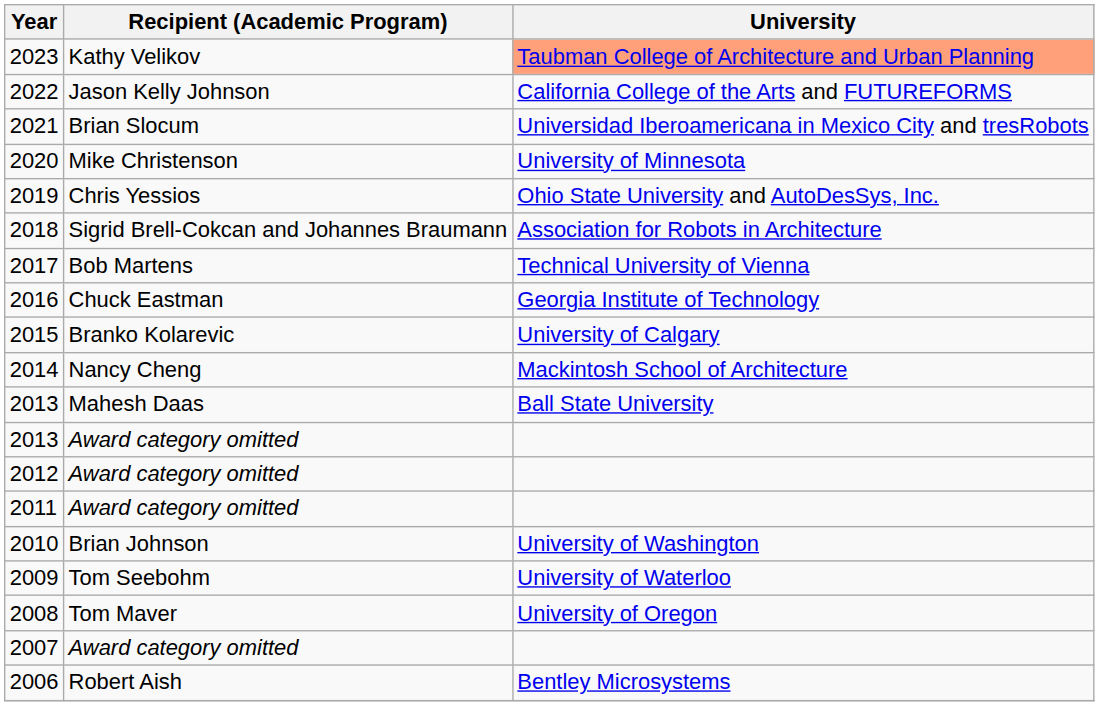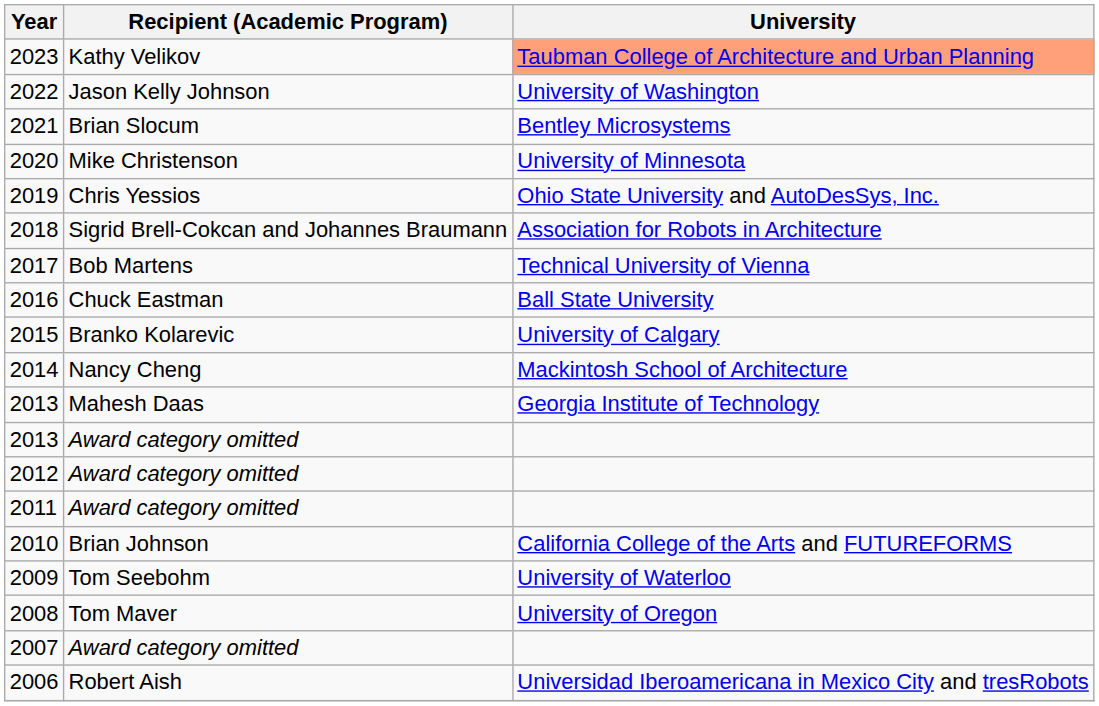(765, 91) California College of the Arts and FUTUREFORMS -> (638, 91) University of Washington
(803, 126) Universidad Iberoamericana in Mexico City and tresRobots -> (624, 126) Bentley Microsystems
(668, 299) Georgia Institute of Technology -> (615, 299) Ball State University
(615, 404) Ball State University -> (668, 404) Georgia Institute of Technology
(638, 543) University of Washington -> (765, 543) California College of the Arts and FUTUREFORMS
(624, 682) Bentley Microsystems -> (803, 682) Universidad Iberoamericana in Mexico City and tresRobots
